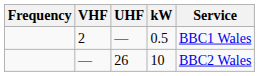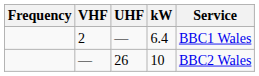(159, 37) 0.5 -> (159, 37) 6.4
